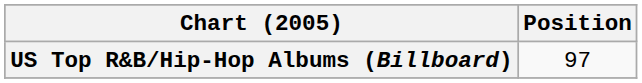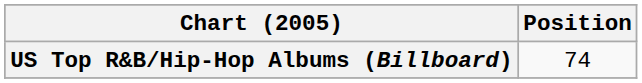(578, 60) 97 -> (578, 60) 74
